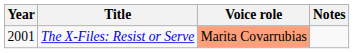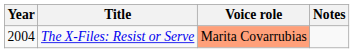(21, 36) 2001 -> (21, 36) 2004
